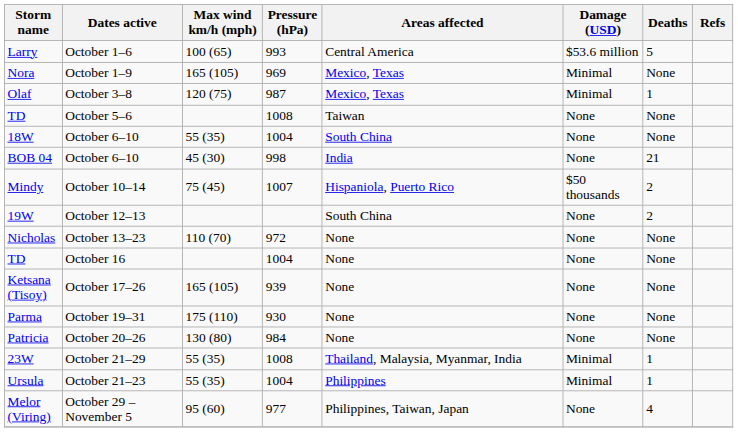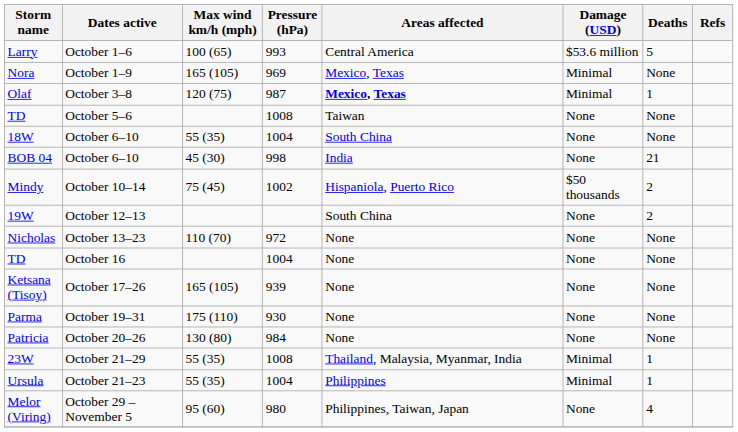(365, 94) normal -> (366, 94) bold
(279, 187) 1007 -> (279, 187) 1002
(276, 409) 977 -> (276, 409) 980
